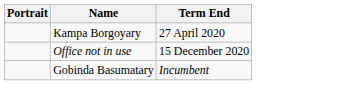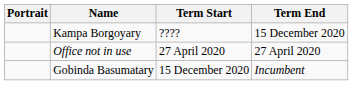+ column: (204, 13)
(192, 32) 27 April 2020 -> (300, 32) 15 December 2020
(204, 51) 15 December 2020 -> (287, 51) 27 April 2020
